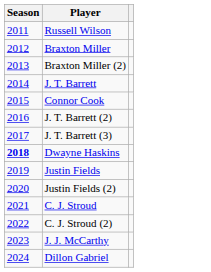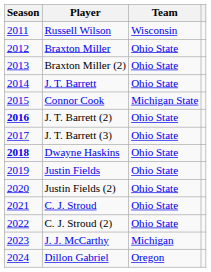+ column: (165, 13)
(18, 118) normal -> (18, 118) bold
